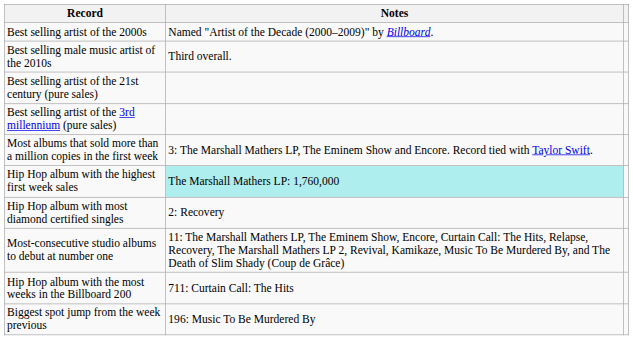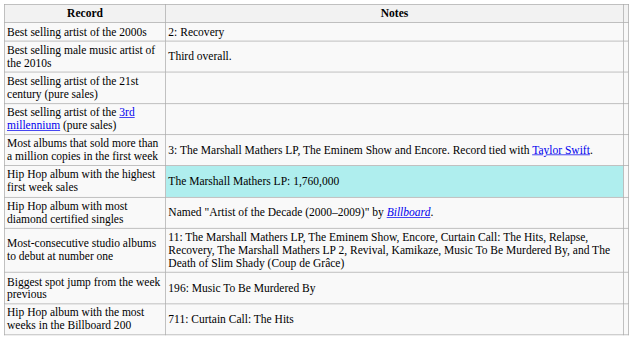(301, 31) Named "Artist of the Decade (2000–2009)" by Billboard. -> (196, 31) 2: Recovery
(196, 212) 2: Recovery -> (301, 212) Named "Artist of the Decade (2000–2009)" by Billboard.
rows swapped: (76, 288) <-> (84, 319)
